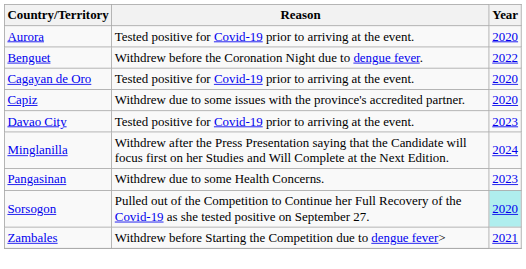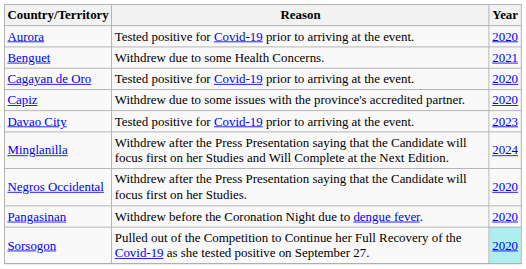(269, 57) Withdrew before the Coronation Night due to dengue fever. -> (220, 57) Withdrew due to some Health Concerns.
(505, 57) 2022 -> (505, 57) 2021
+ row: (56, 187)
(220, 179) Withdrew due to some Health Concerns. -> (269, 216) Withdrew before the Coronation Night due to dengue fever.
(505, 179) 2023 -> (505, 216) 2020
- row: (33, 237)
